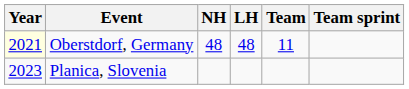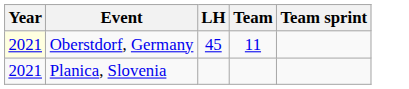- column: (214, 17)
(246, 44) 48 -> (213, 44) 45
(25, 71) 2023 -> (25, 71) 2021
